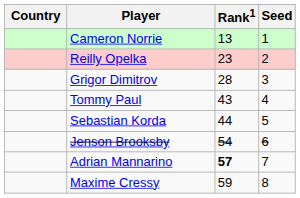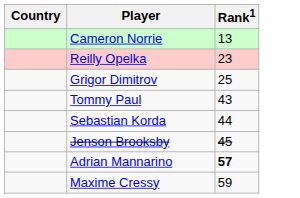- column: (277, 16)
(225, 79) 28 -> (225, 79) 25
(225, 141) 54 -> (225, 141) 45
